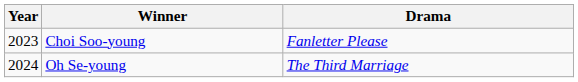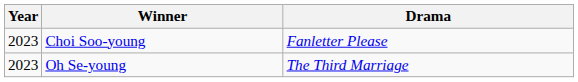(23, 64) 2024 -> (23, 64) 2023
